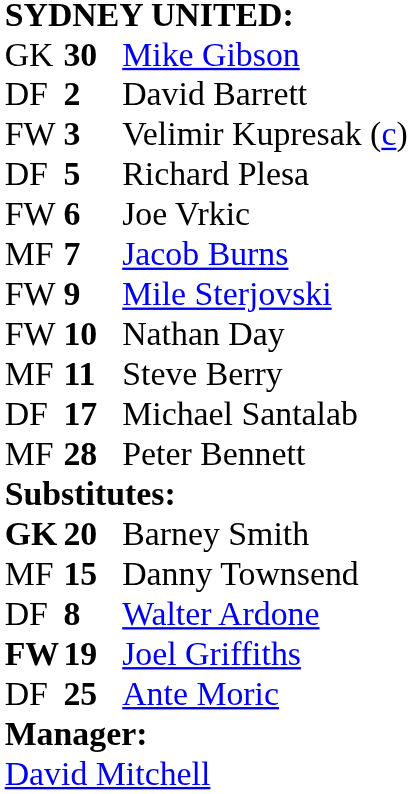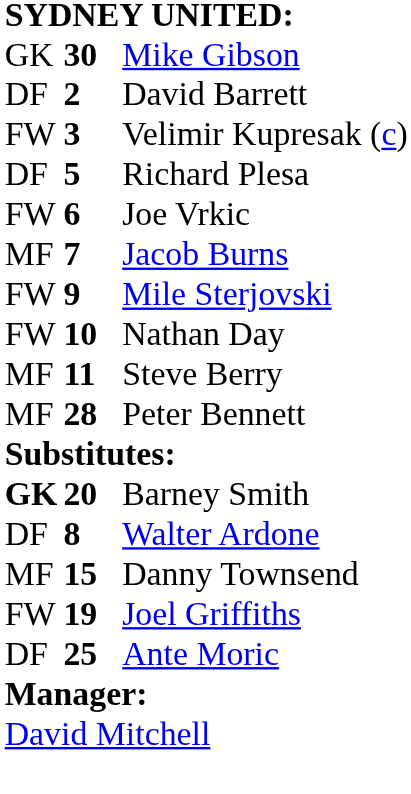- row: (240, 413)
rows swapped: (221, 613) <-> (240, 573)
(32, 653) bold -> (30, 613) normal
